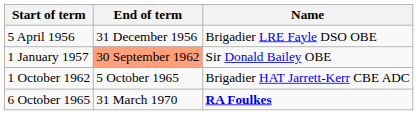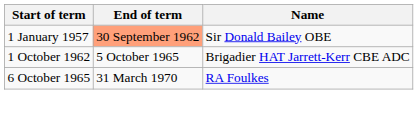- row: (41, 36)
(239, 99) bold -> (237, 78) normal
